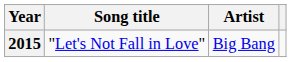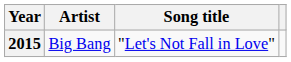columns swapped: (127, 17) <-> (244, 17)
